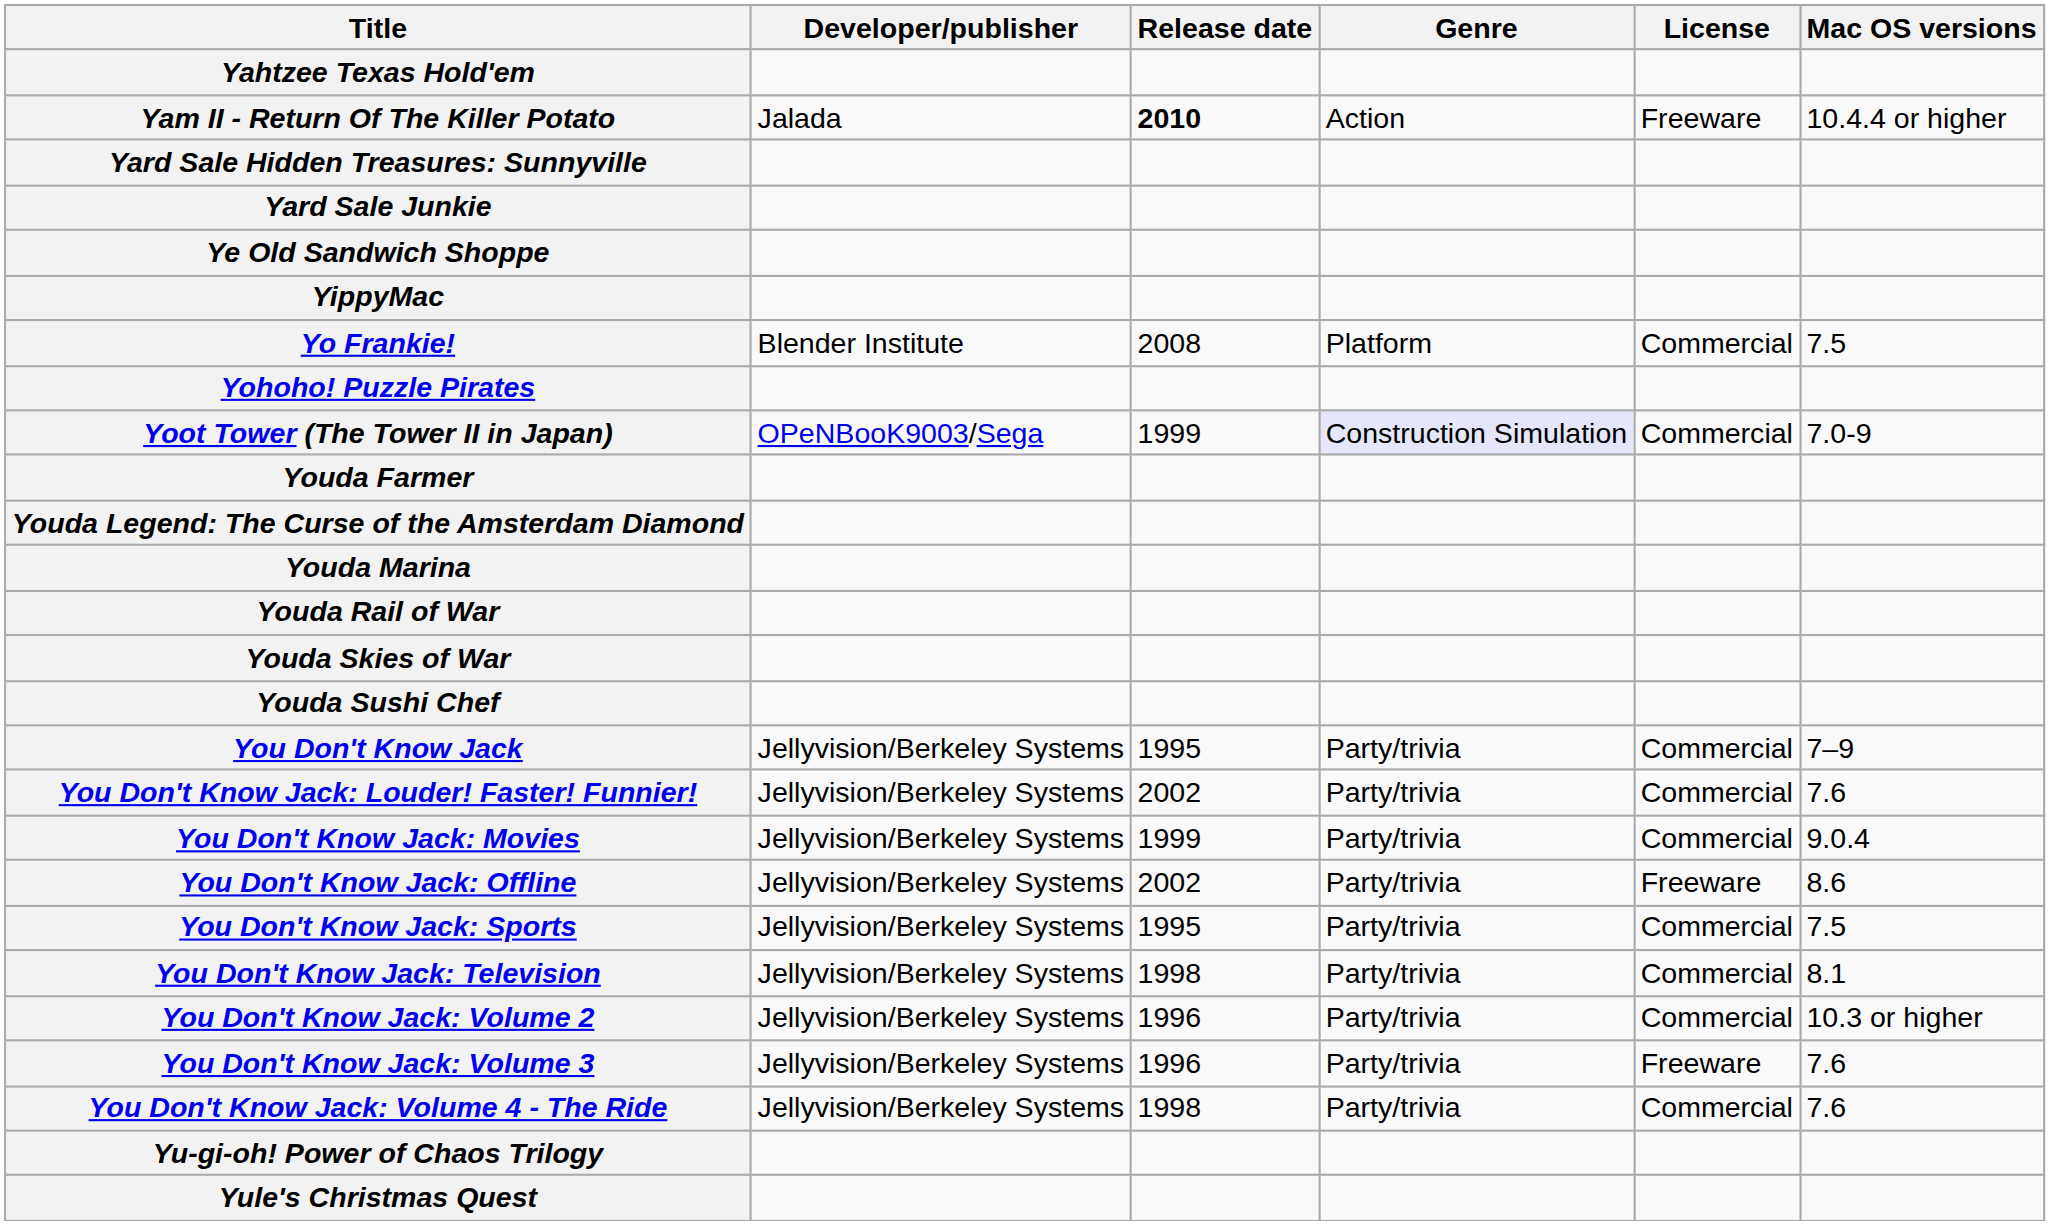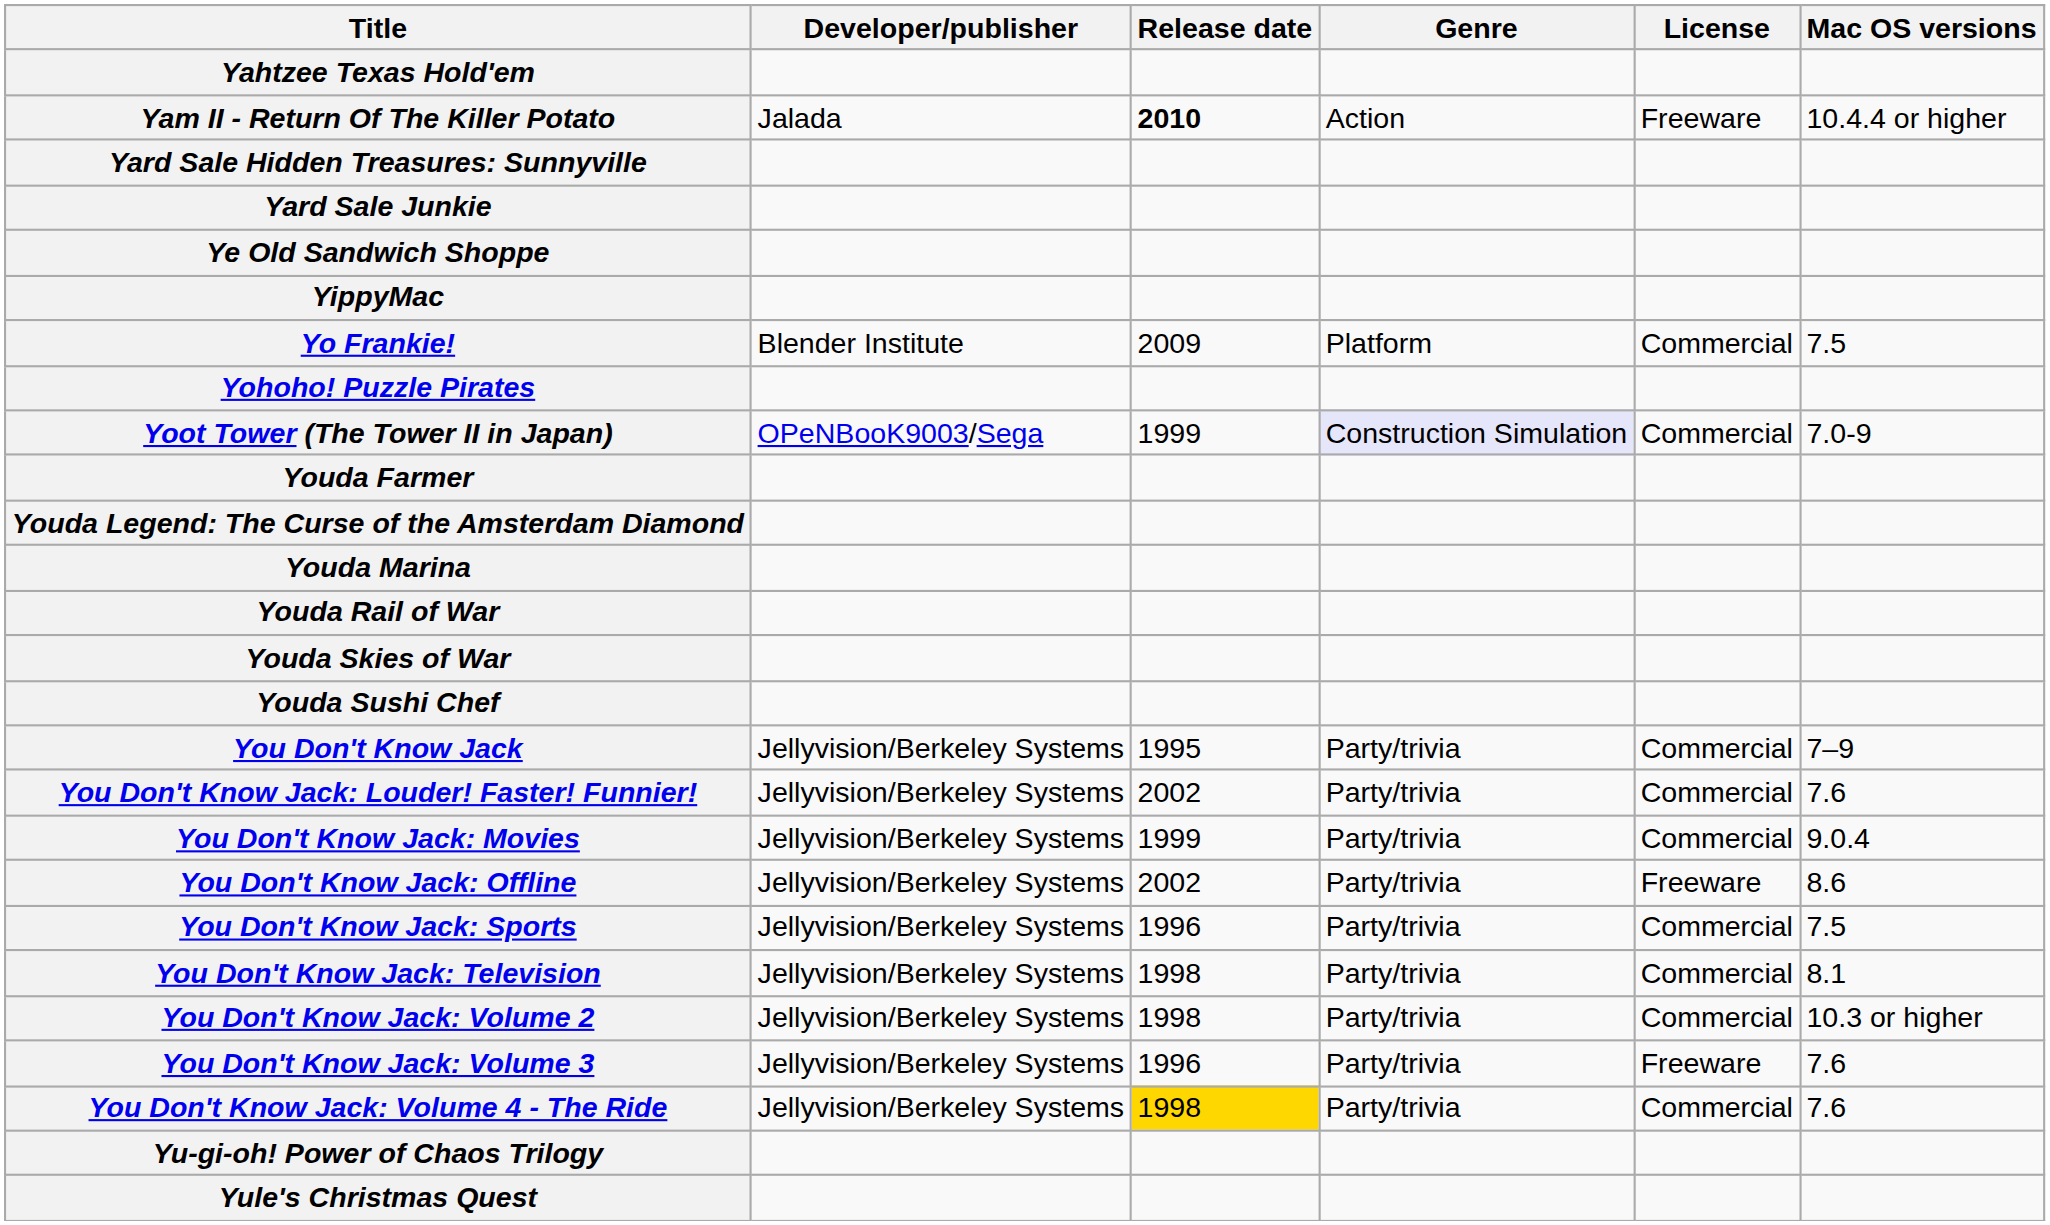(1169, 342) 2008 -> (1169, 342) 2009
(1169, 928) 1995 -> (1169, 928) 1996
(1169, 1018) 1996 -> (1169, 1018) 1998
(1169, 1108) no background -> (1169, 1108) gold background
